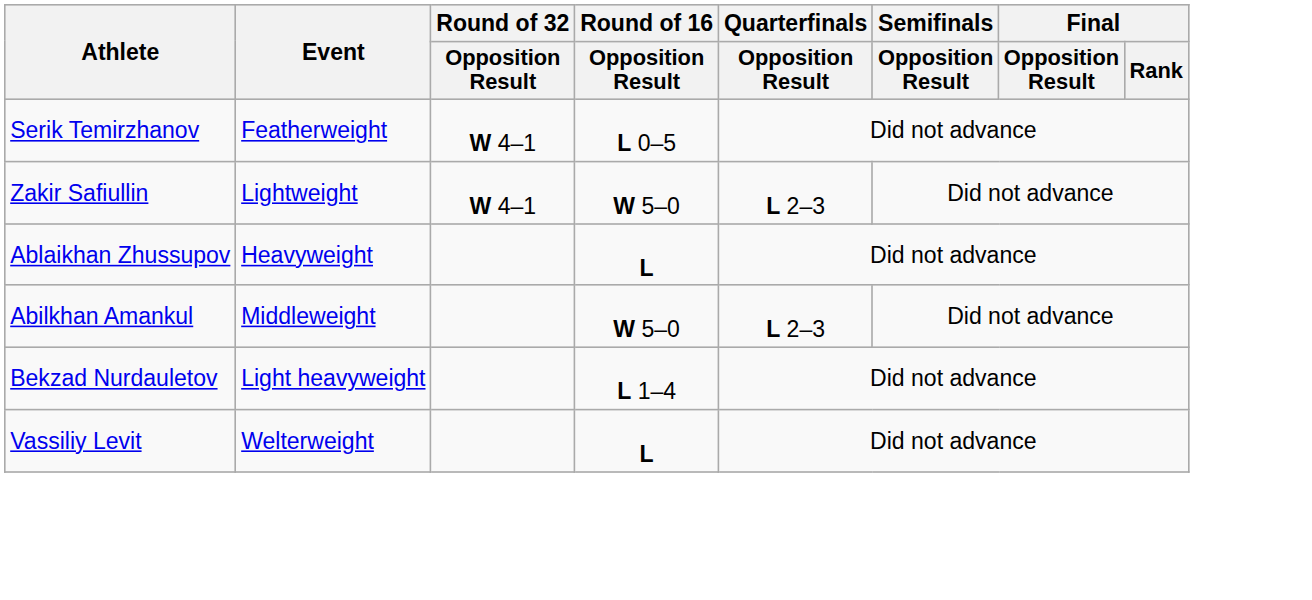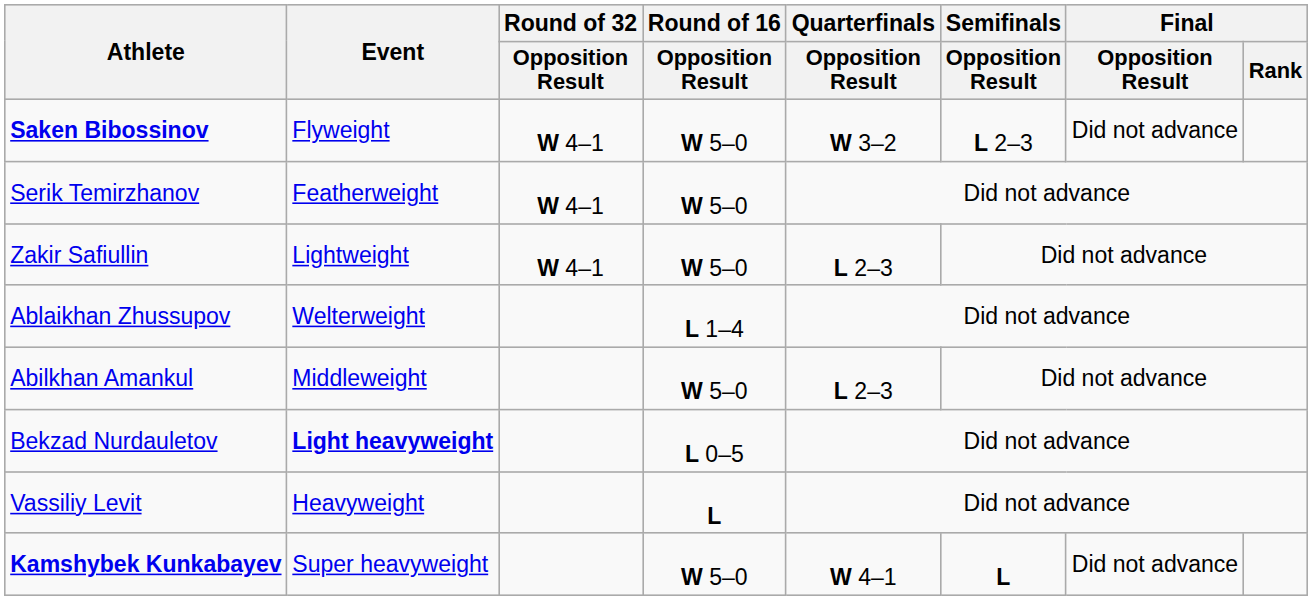+ row: (109, 131)
(647, 144) L 0–5 -> (714, 206) W 5–0
(307, 255) Heavyweight -> (359, 317) Welterweight
(647, 268) L -> (714, 330) L 1–4
(333, 379) normal -> (393, 441) bold
(647, 392) L 1–4 -> (714, 454) L 0–5
(308, 441) Welterweight -> (358, 503) Heavyweight
+ row: (146, 565)
